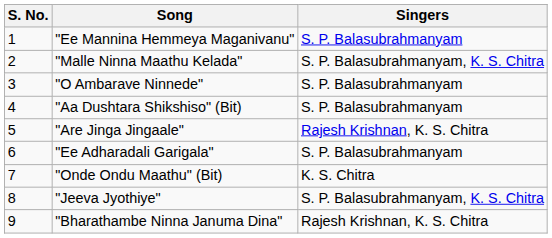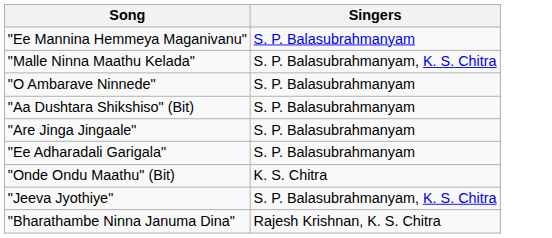- column: (28, 15)
(395, 130) Rajesh Krishnan, K. S. Chitra -> (334, 130) S. P. Balasubrahmanyam
